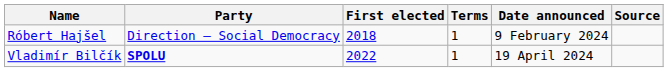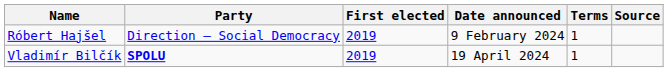columns swapped: (470, 15) <-> (552, 15)
(361, 35) 2018 -> (361, 35) 2019
(361, 56) 2022 -> (361, 56) 2019
